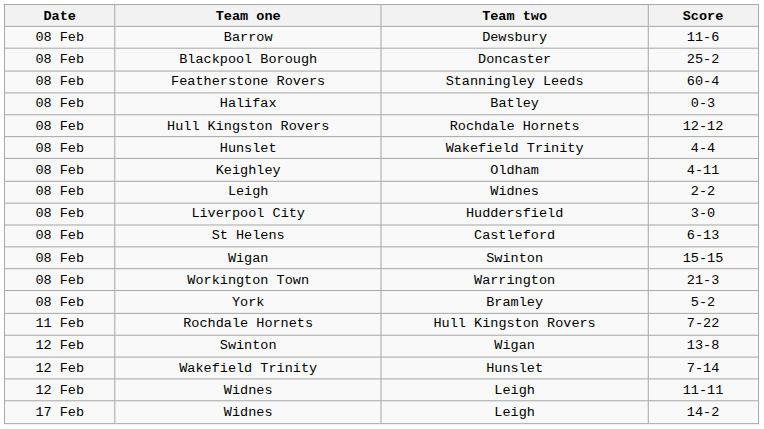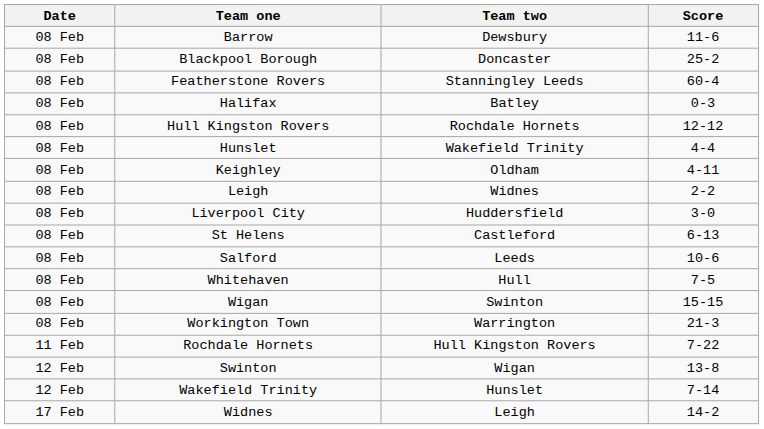+ row: (248, 258)
+ row: (248, 280)
- row: (248, 302)
- row: (248, 390)
